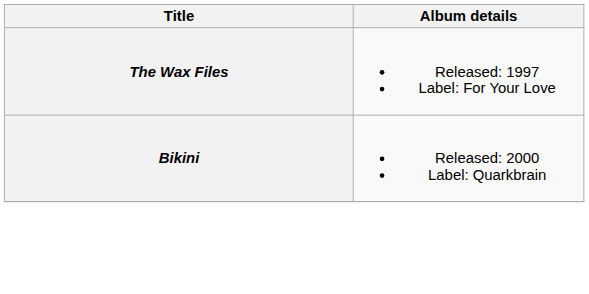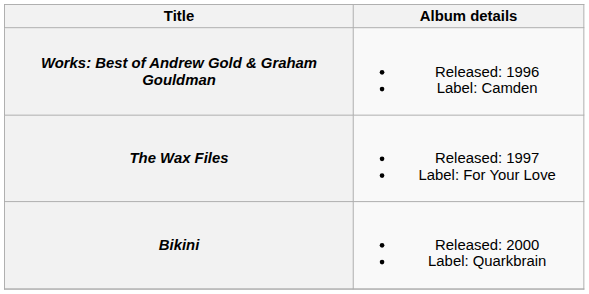+ row: (179, 71)
